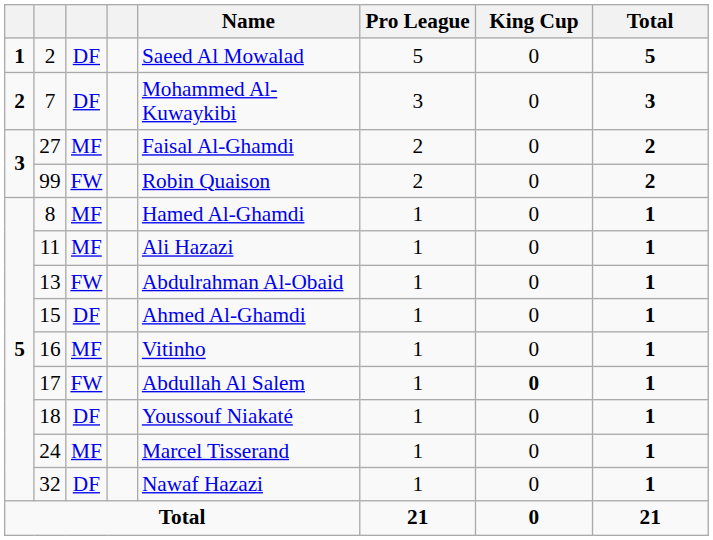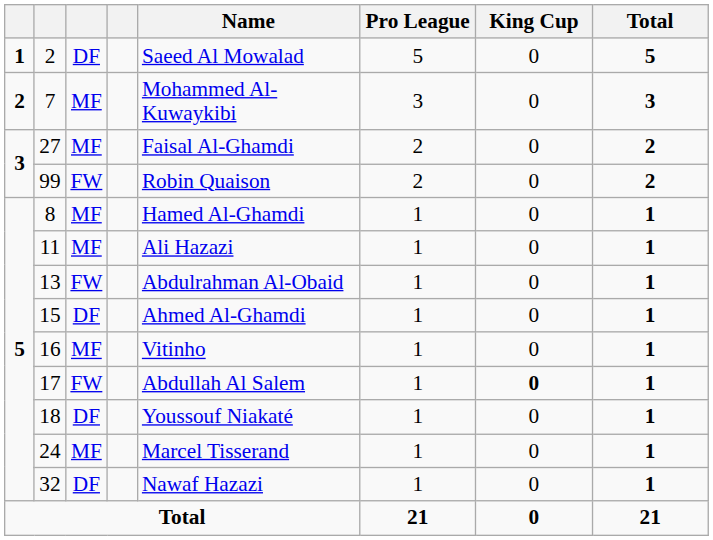(86, 100) DF -> (86, 100) MF
